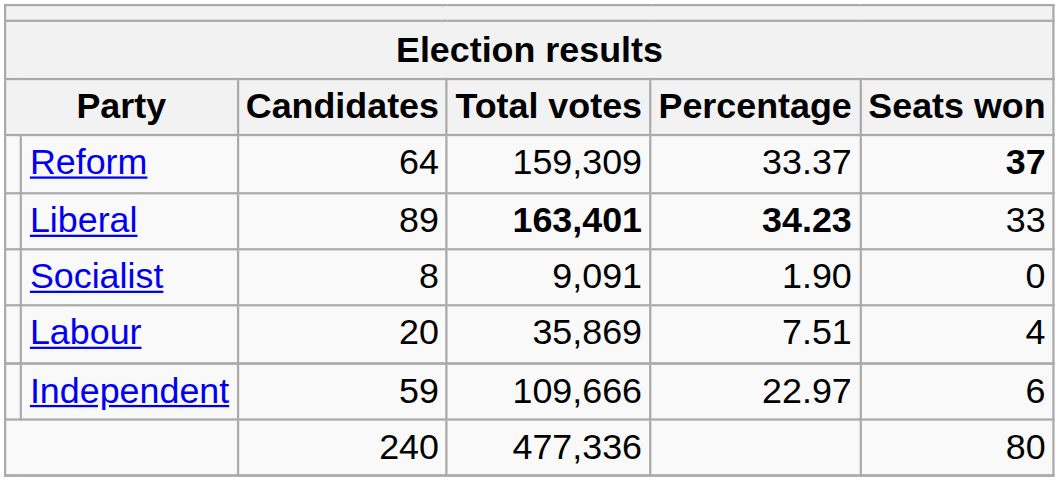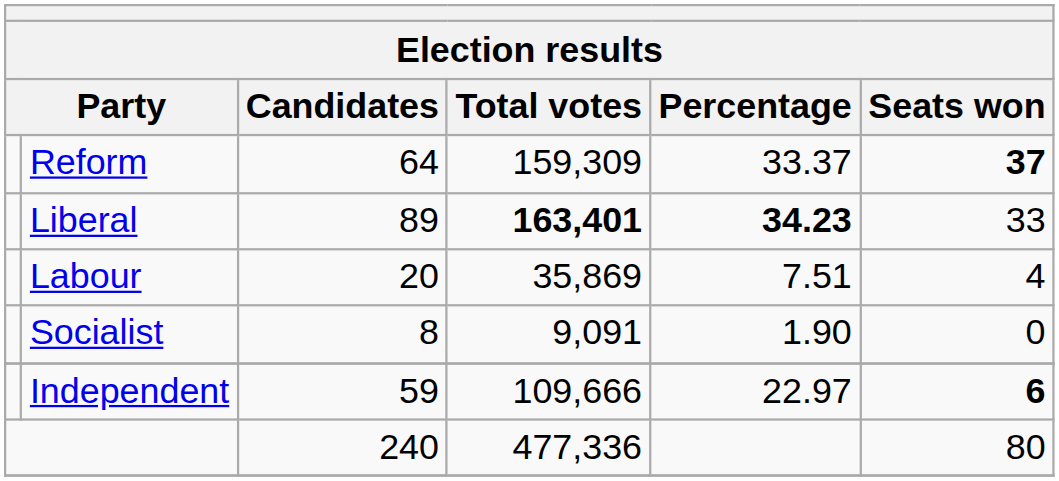rows swapped: (86, 333) <-> (97, 276)
(1036, 390) normal -> (1036, 390) bold
